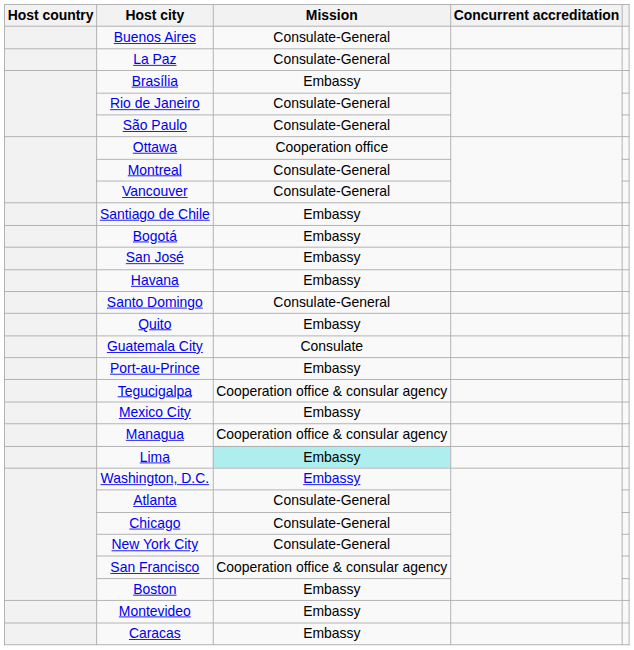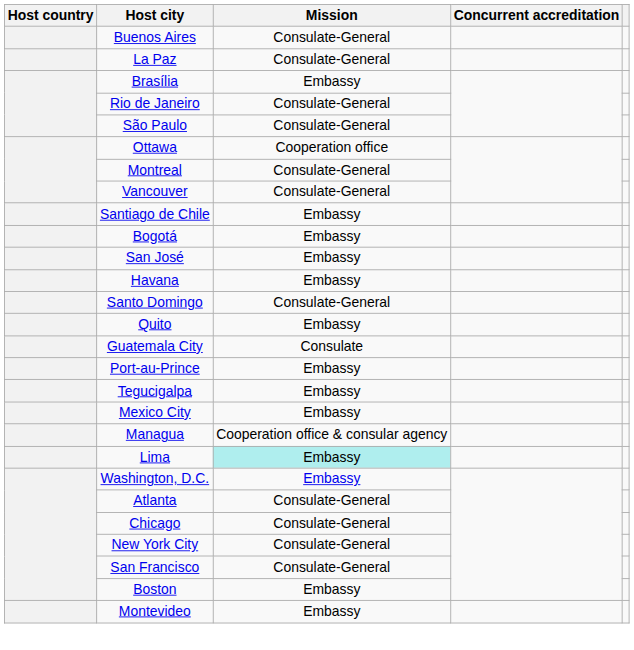(332, 390) Cooperation office & consular agency -> (332, 390) Embassy
(332, 567) Cooperation office & consular agency -> (332, 567) Consulate-General
- row: (155, 633)
